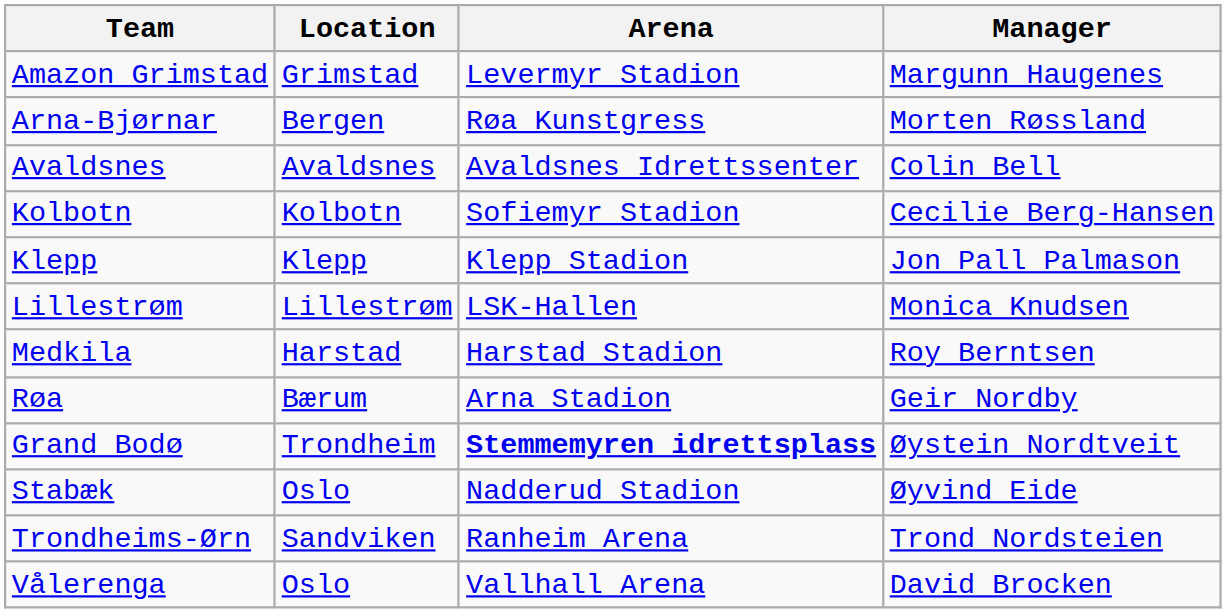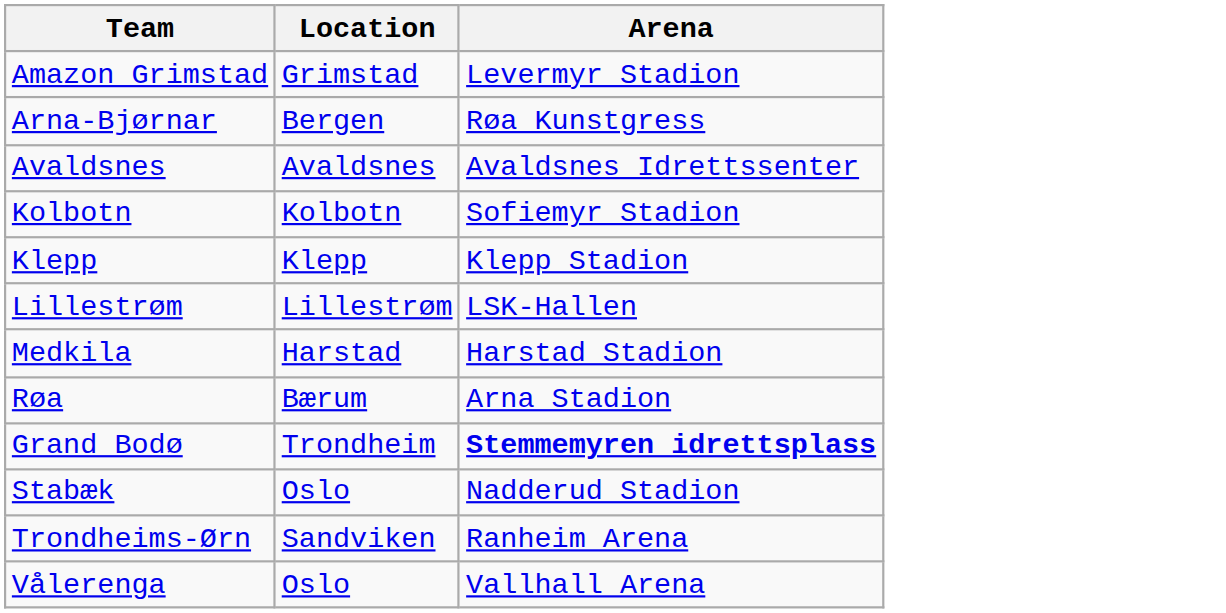- column: (1052, 28)
